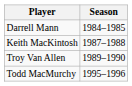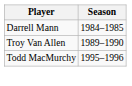- row: (42, 43)
